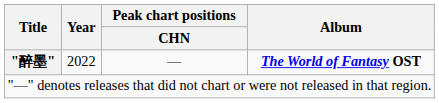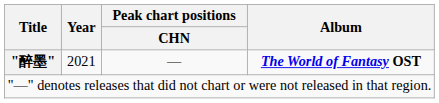(81, 62) 2022 -> (81, 62) 2021
